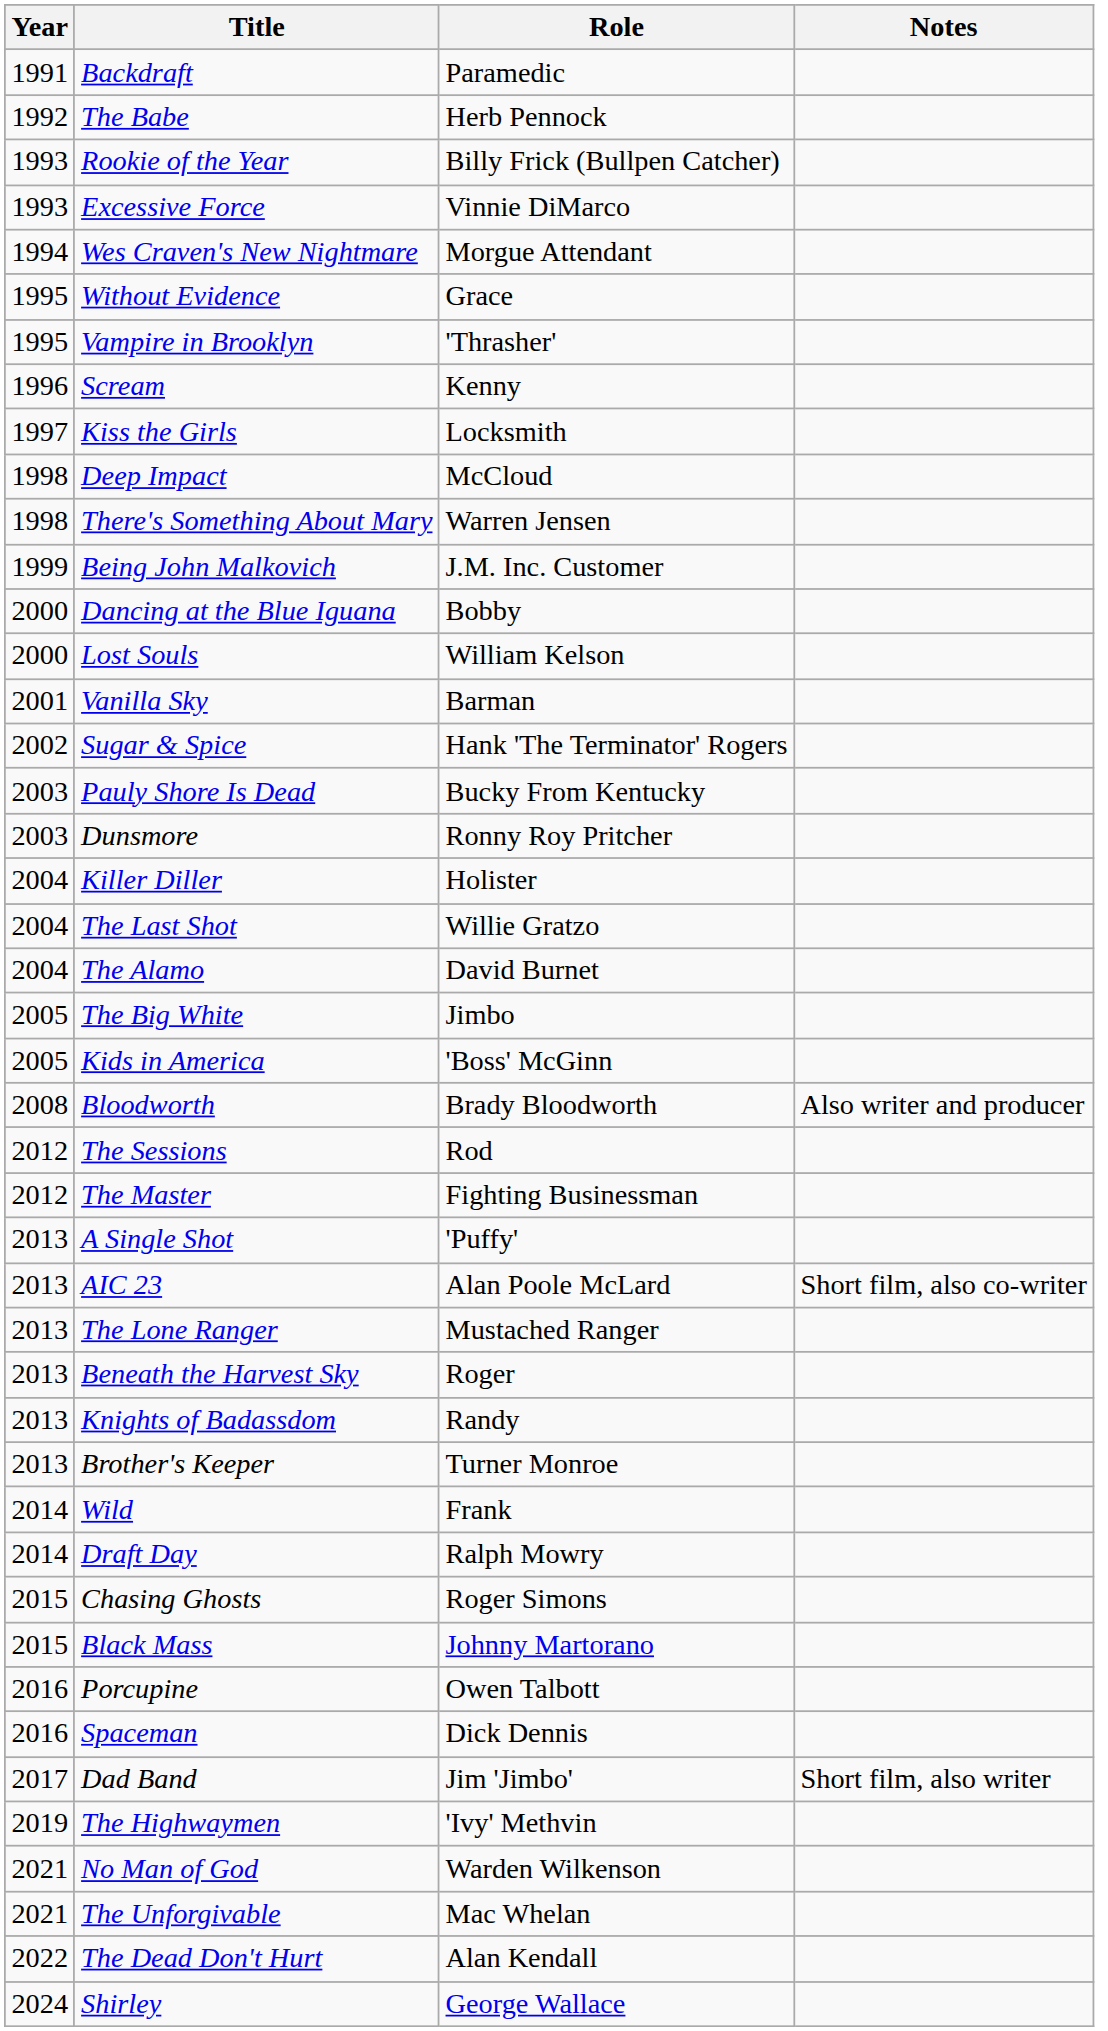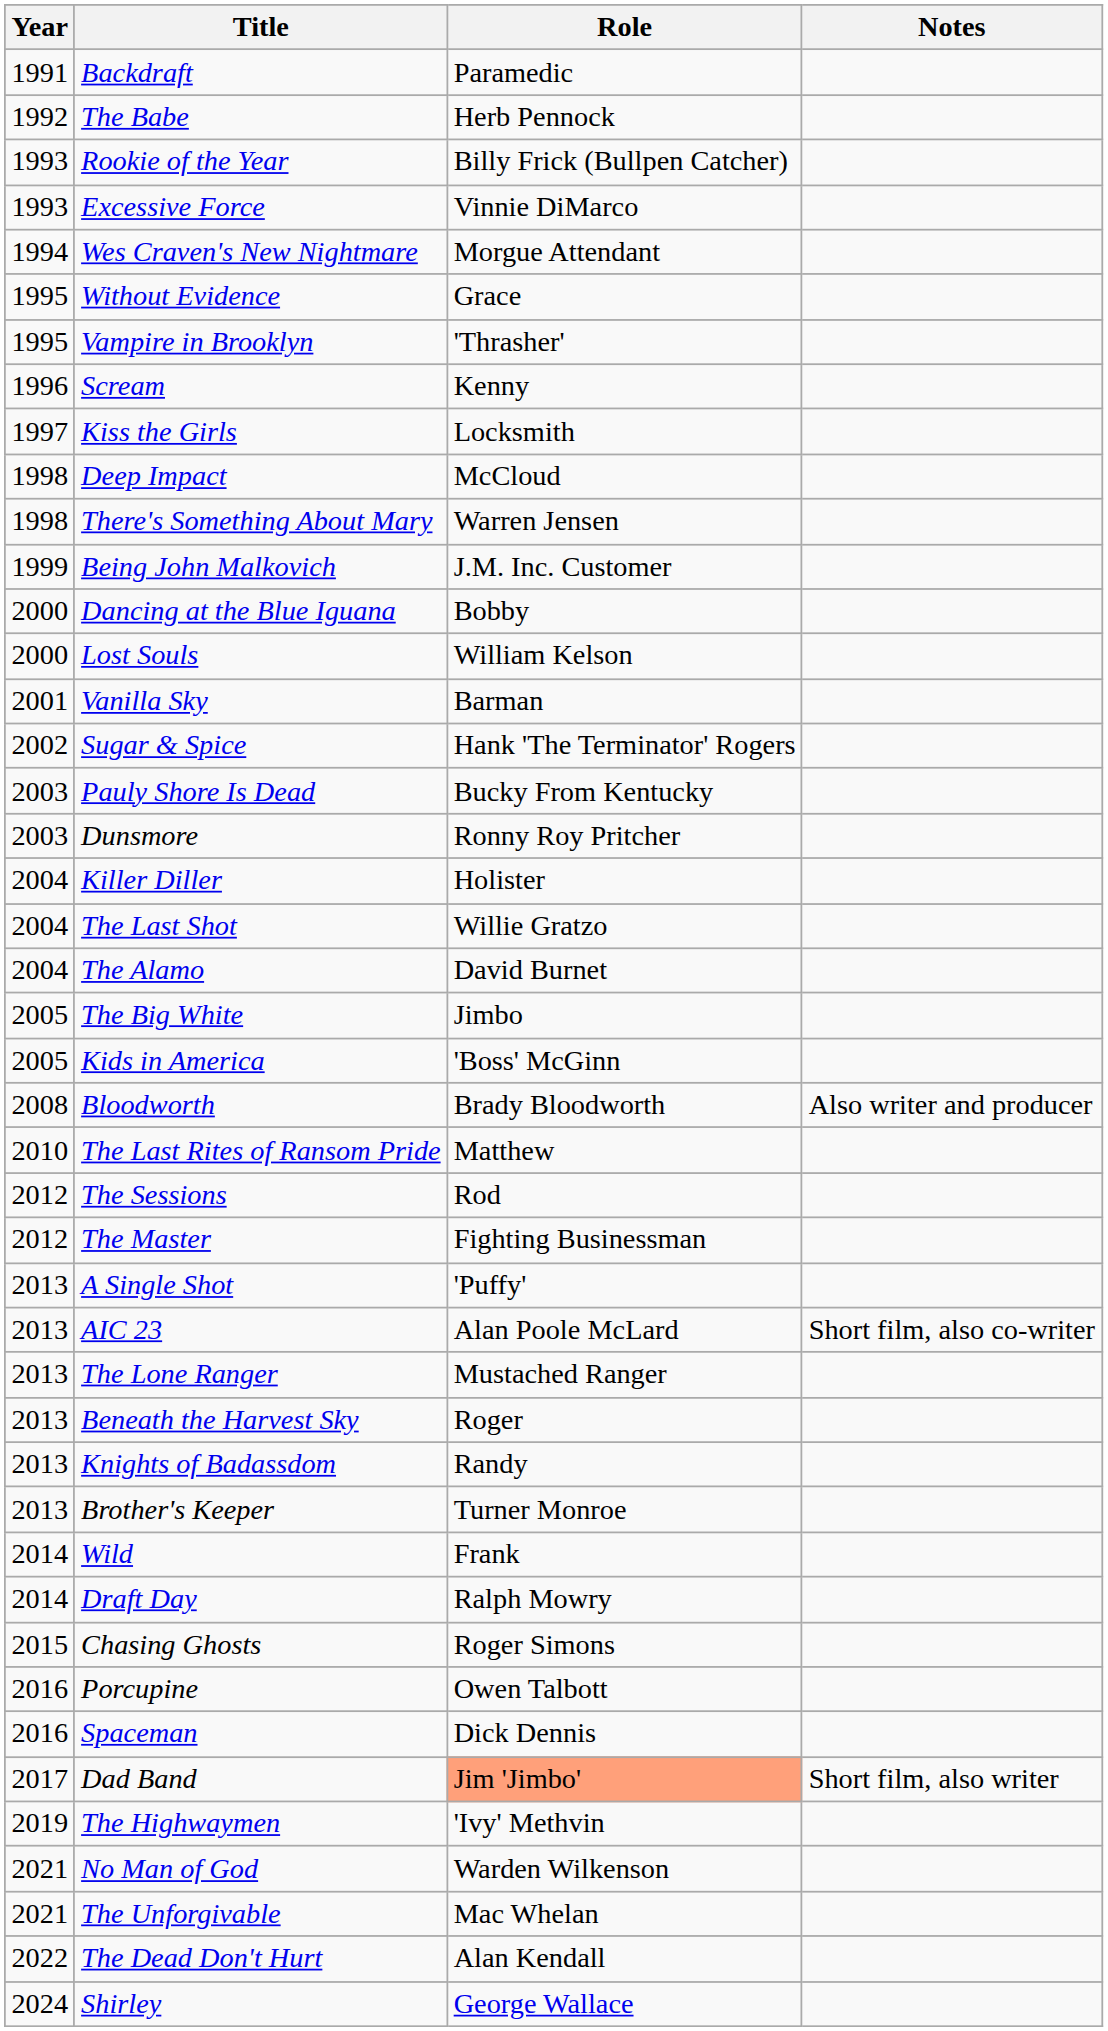+ row: (261, 1149)
- row: (147, 1643)
(509, 1778) no background -> (517, 1778) lightsalmon background
